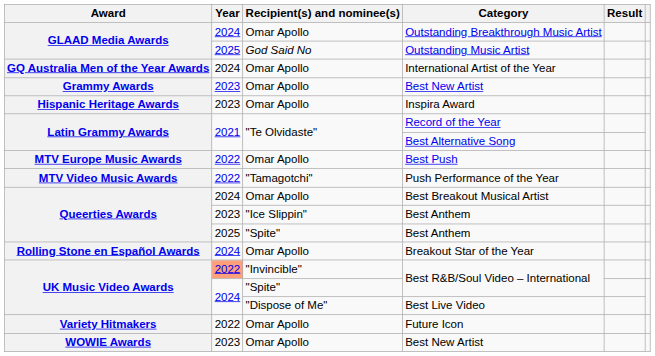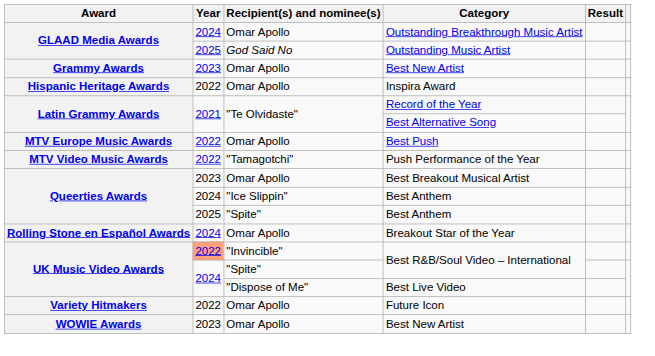- row: (277, 68)
(227, 104) 2023 -> (208, 86) 2022
(227, 196) 2024 -> (208, 178) 2023
(227, 214) 2023 -> (208, 196) 2024
